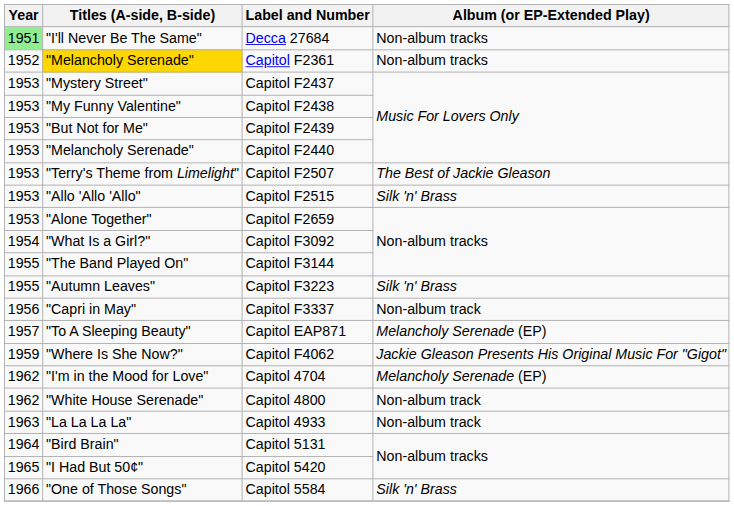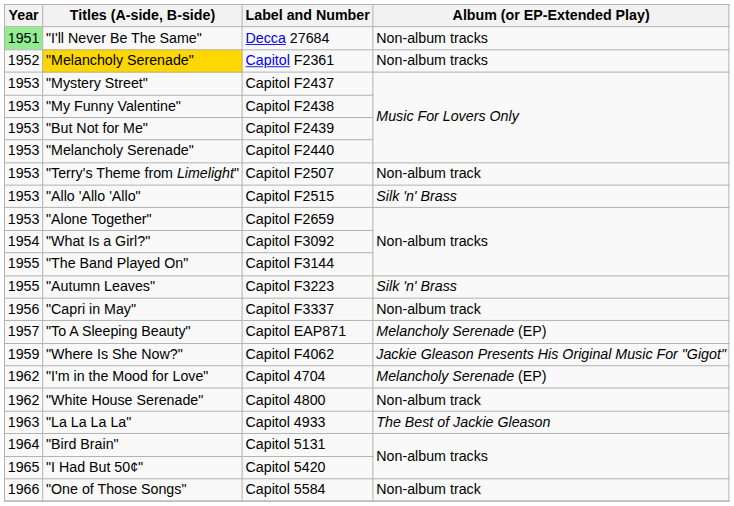(463, 173) The Best of Jackie Gleason -> (429, 173) Non-album track
(429, 422) Non-album track -> (463, 422) The Best of Jackie Gleason
(417, 490) Silk 'n' Brass -> (429, 490) Non-album track
